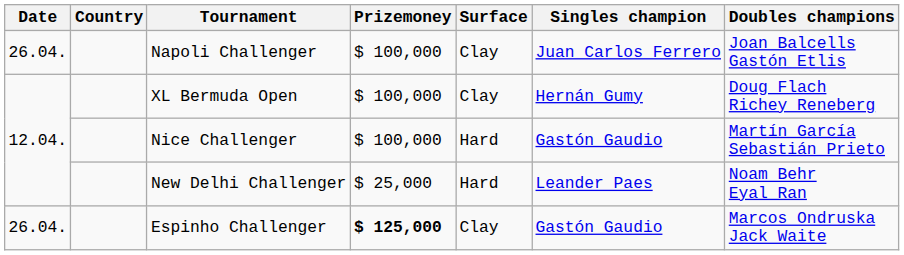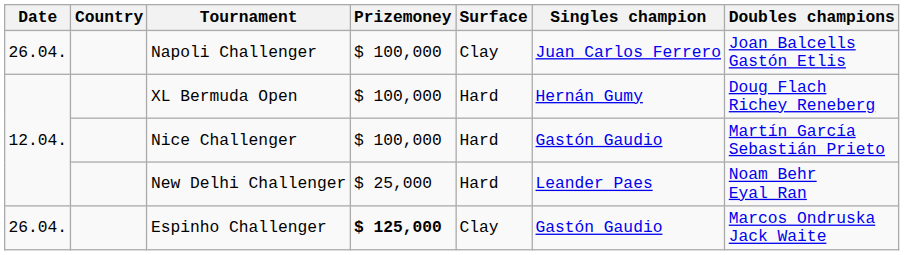(479, 96) Clay -> (479, 96) Hard
